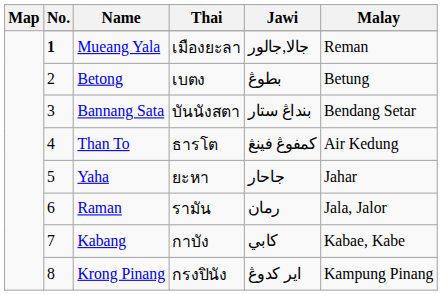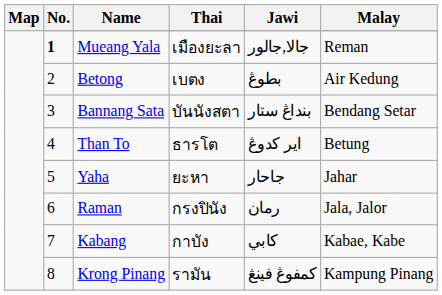(347, 79) Betung -> (361, 79) Air Kedung
(283, 144) كمفوڠ فينڠ -> (275, 144) اير كدوڠ
(361, 144) Air Kedung -> (347, 144) Betung
(191, 210) รามัน -> (200, 210) กรงปินัง
(200, 275) กรงปินัง -> (191, 275) รามัน
(275, 273) اير كدوڠ -> (283, 273) كمفوڠ فينڠ
